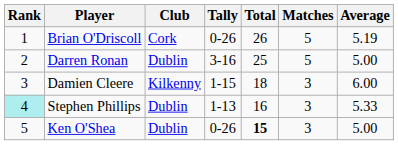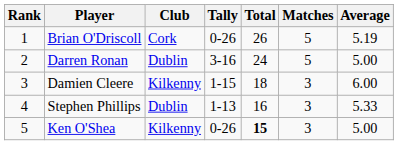(260, 60) 25 -> (260, 60) 24
(24, 106) paleturquoise background -> (24, 106) no background
(168, 128) Dublin -> (175, 128) Kilkenny
